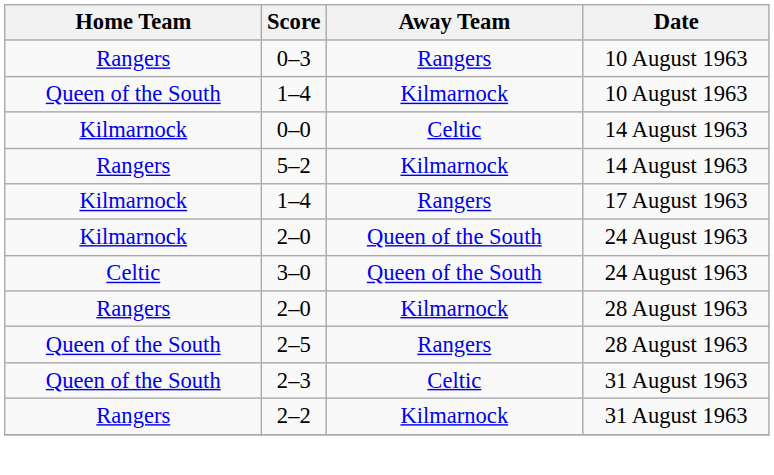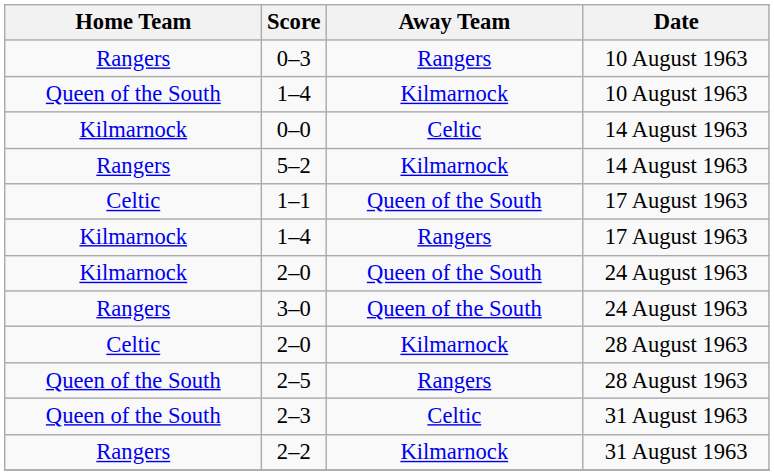+ row: (294, 201)
(133, 272) Celtic -> (133, 308) Rangers
(133, 308) Rangers -> (133, 344) Celtic
